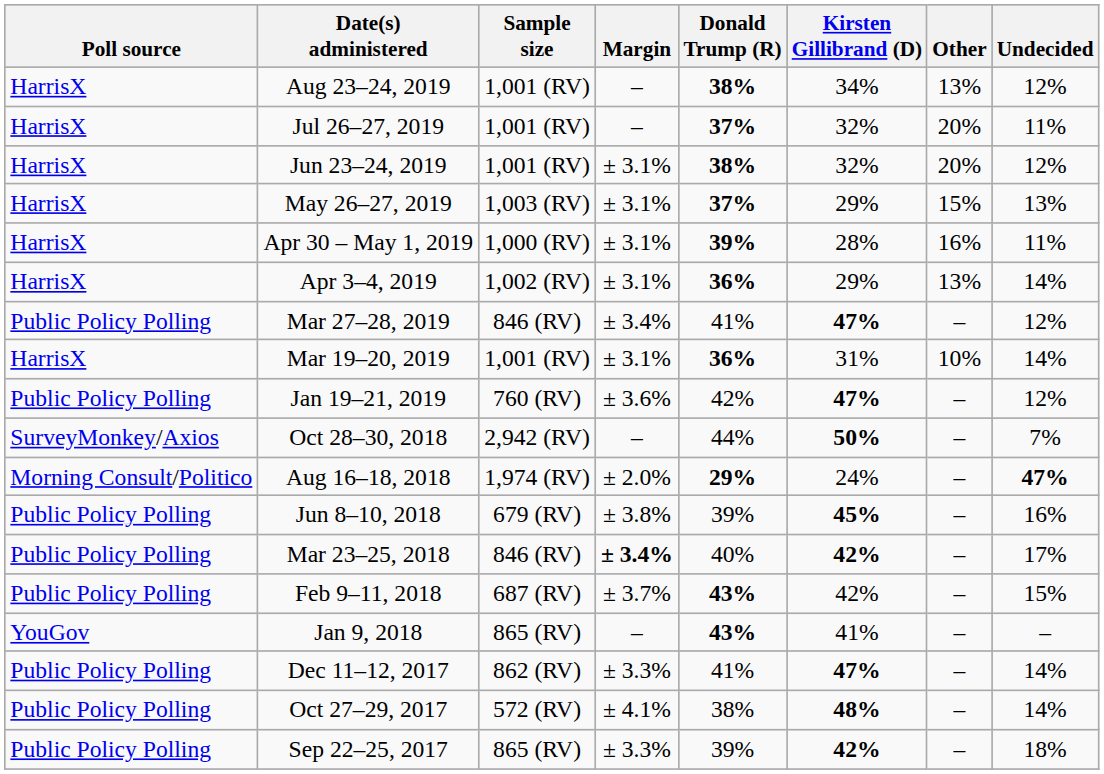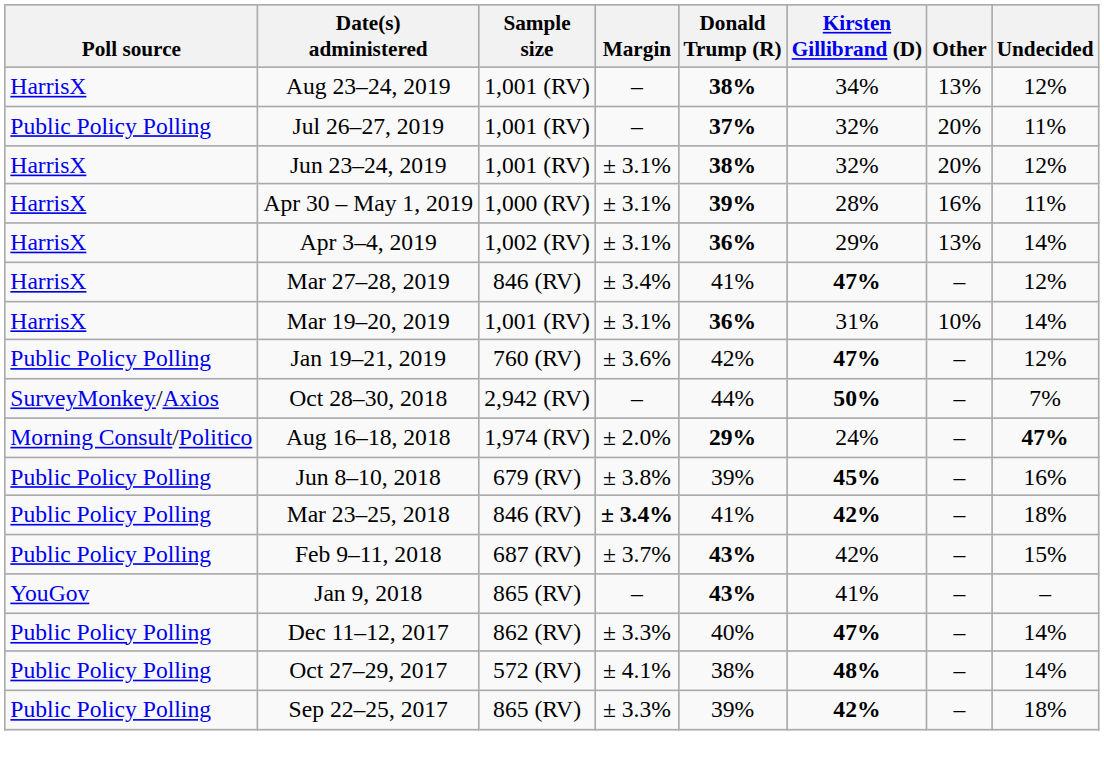(48, 125) HarrisX -> (111, 125) Public Policy Polling
- row: (368, 203)
(111, 320) Public Policy Polling -> (48, 281) HarrisX
(733, 554) 40% -> (733, 515) 41%
(1045, 554) 17% -> (1045, 515) 18%
(733, 671) 41% -> (733, 632) 40%
